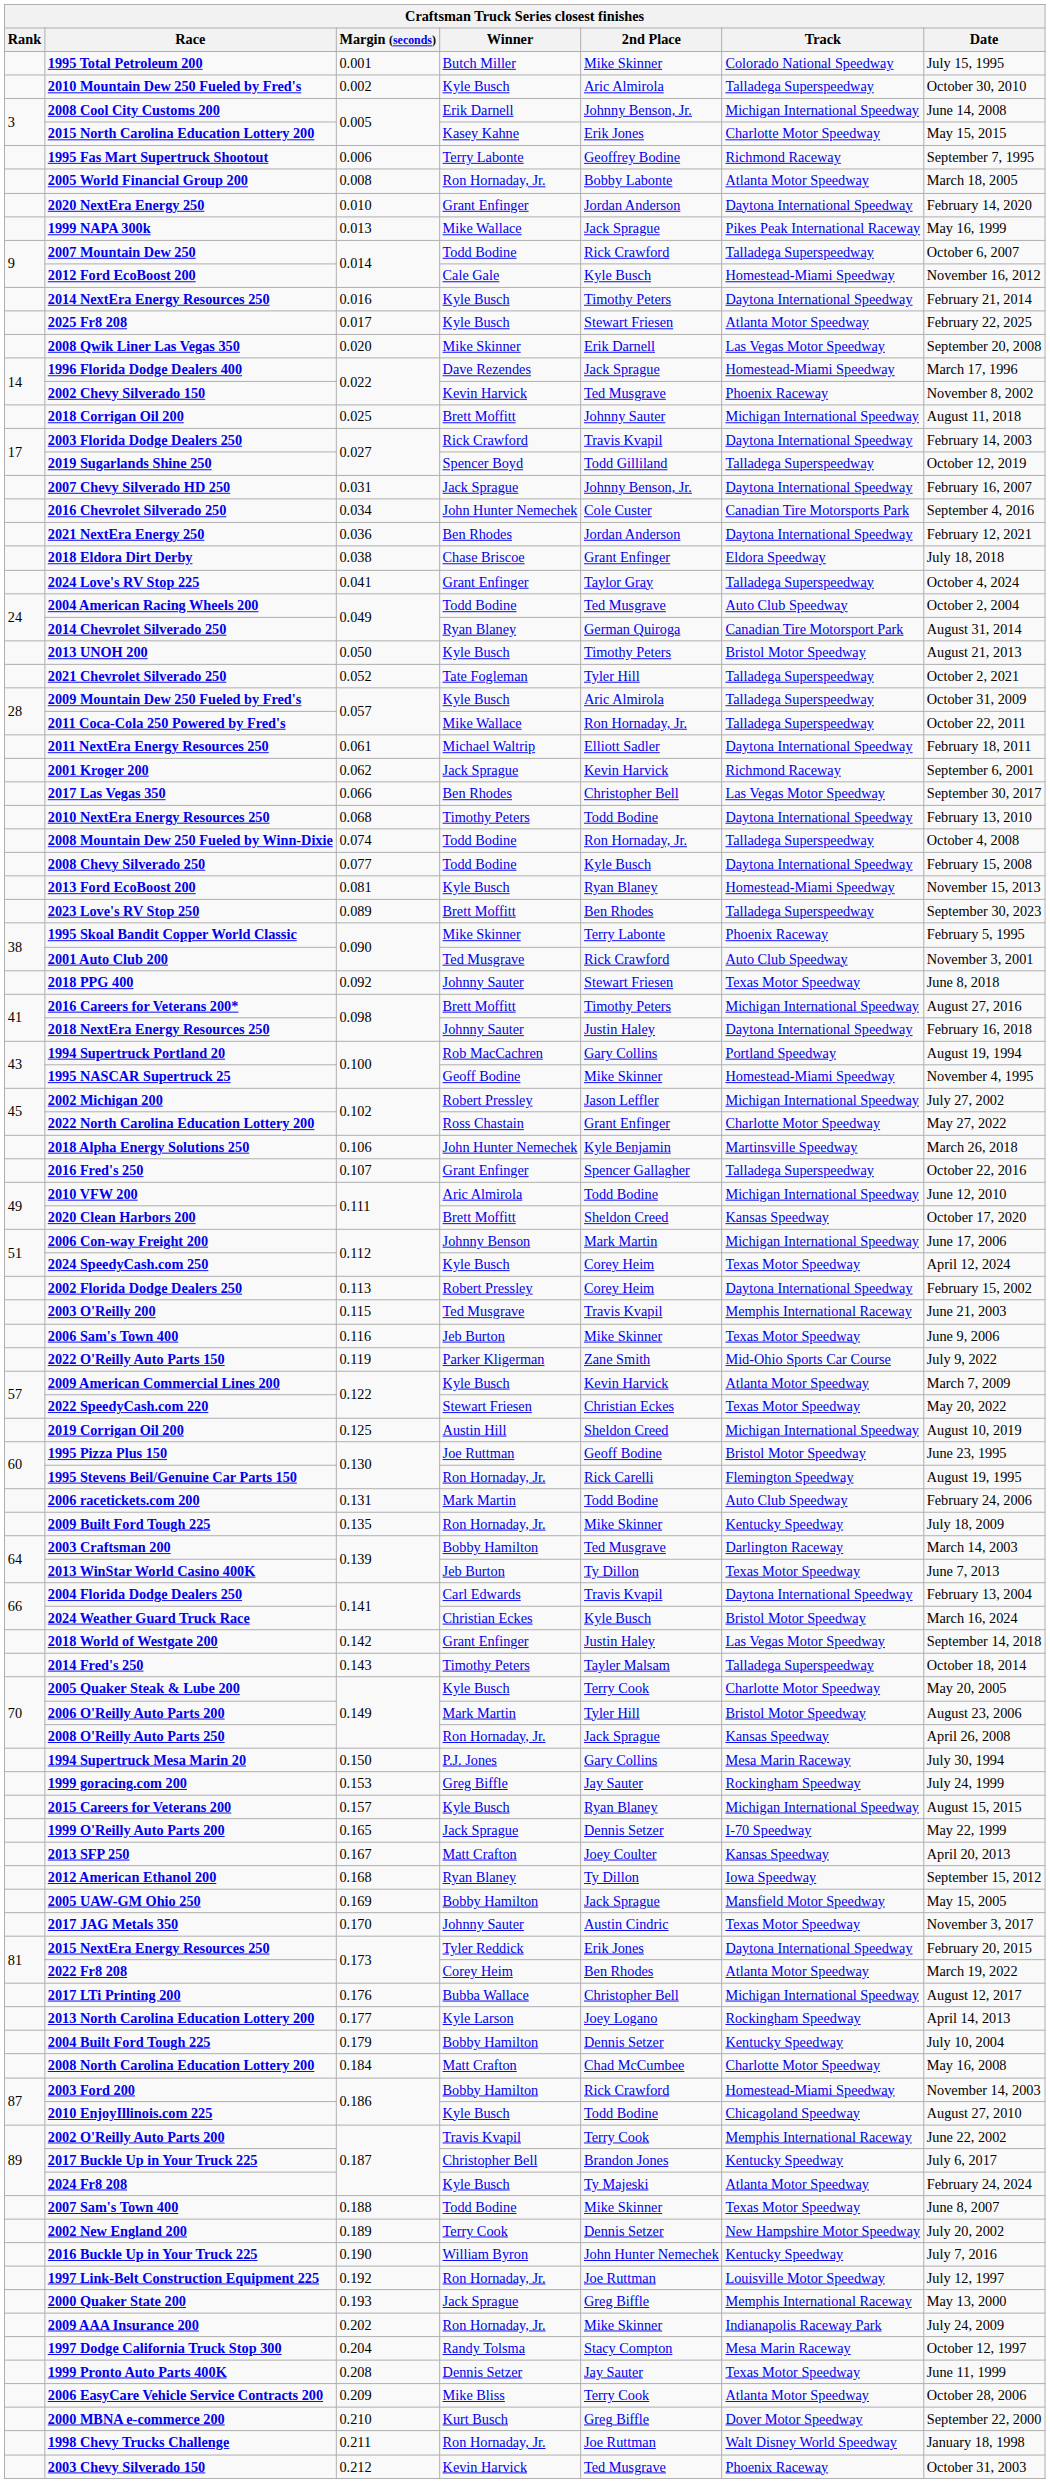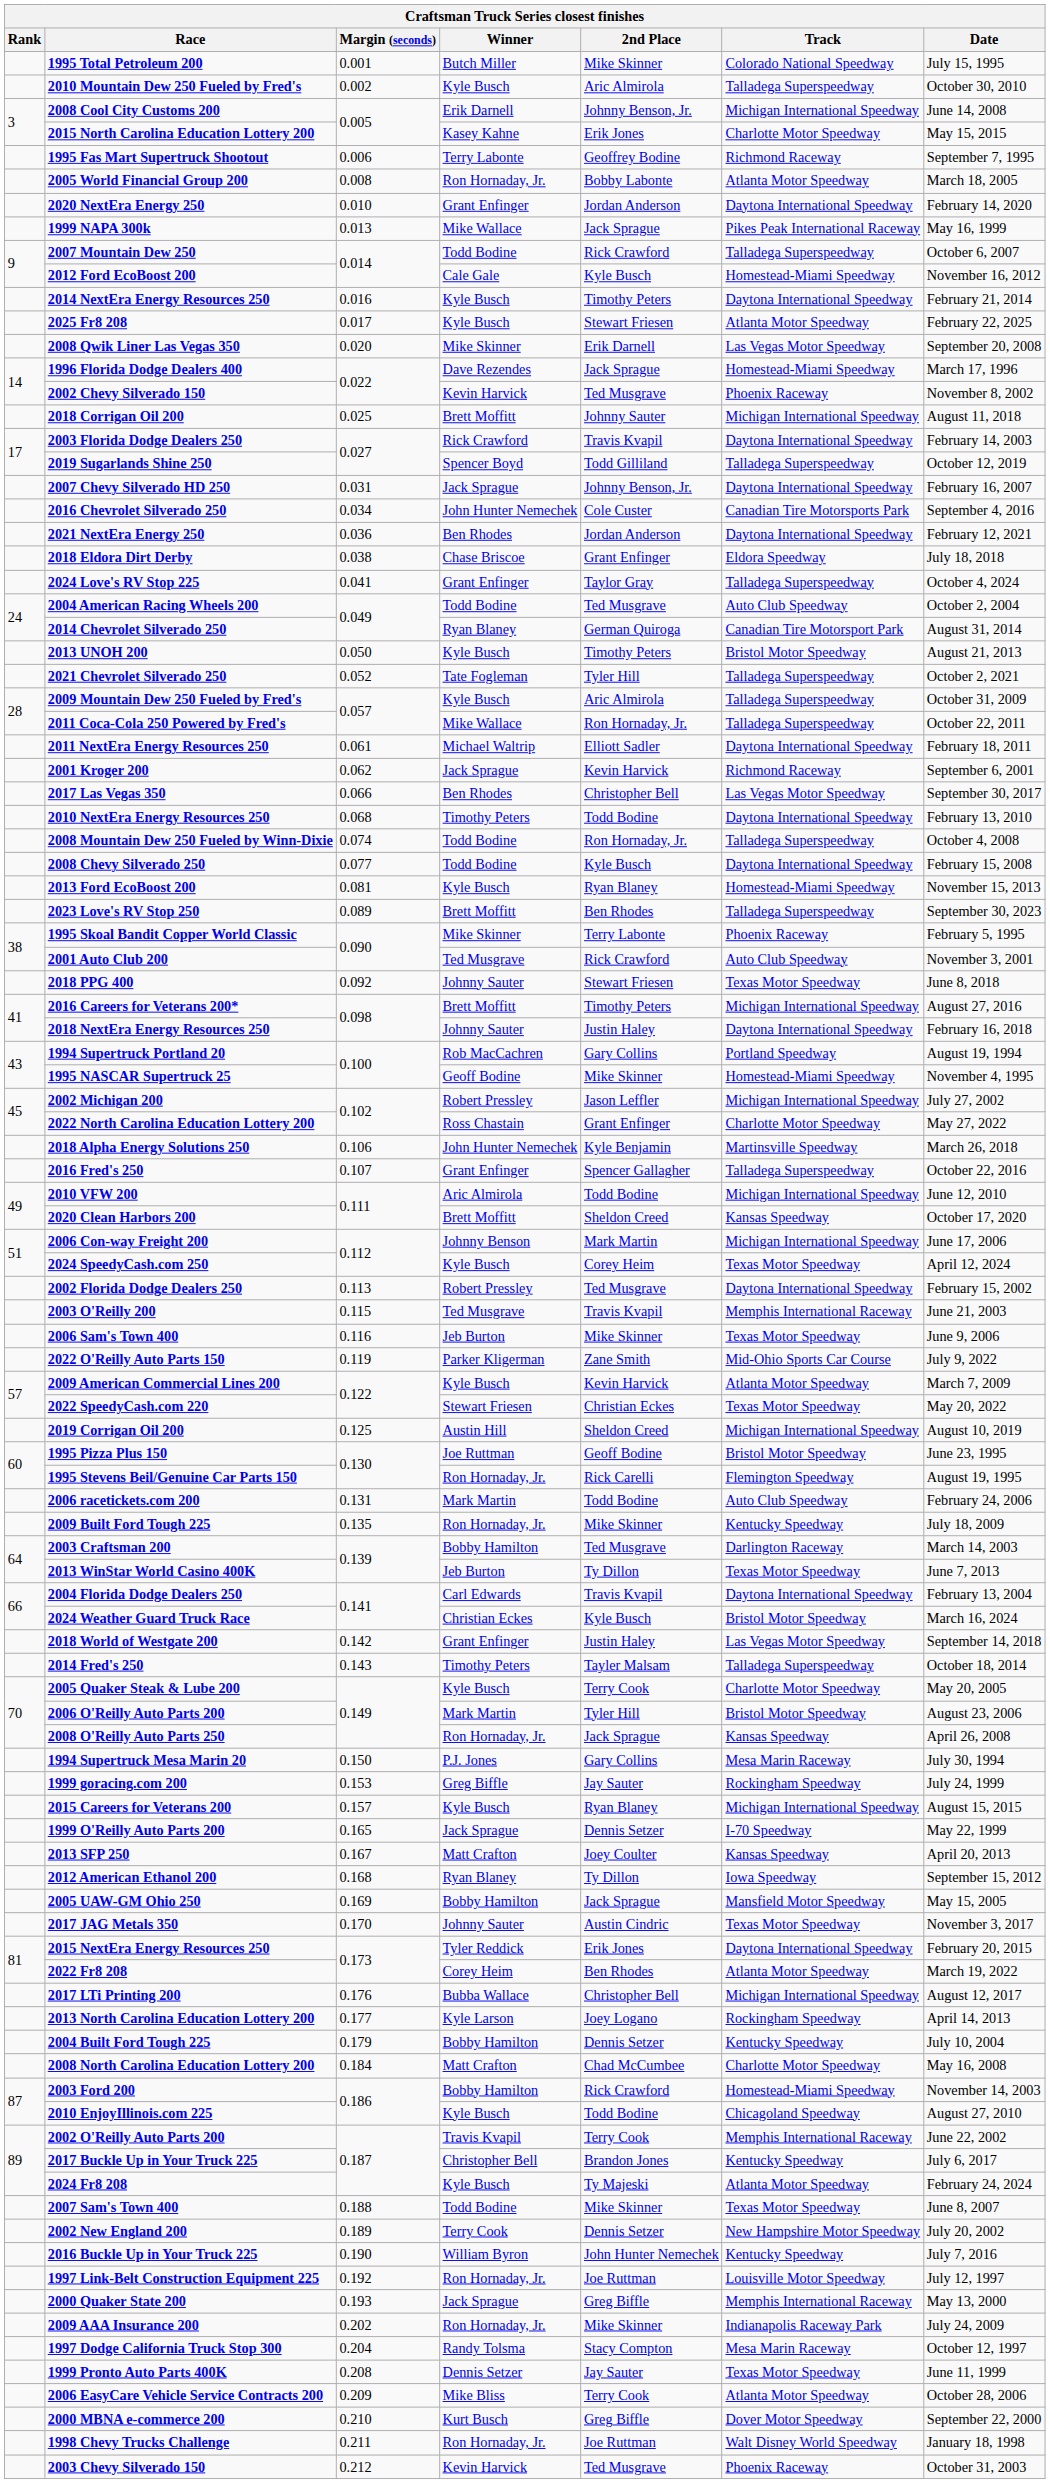(619, 1288) Corey Heim -> (625, 1288) Ted Musgrave
